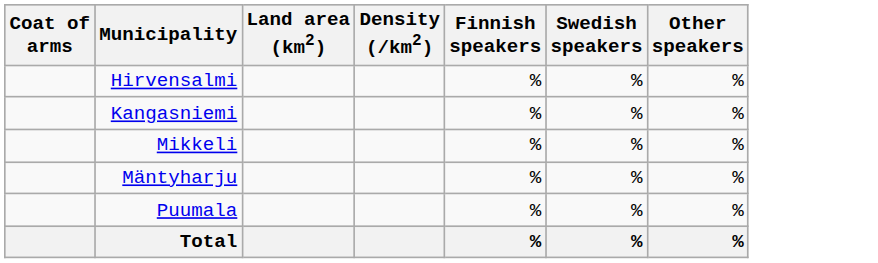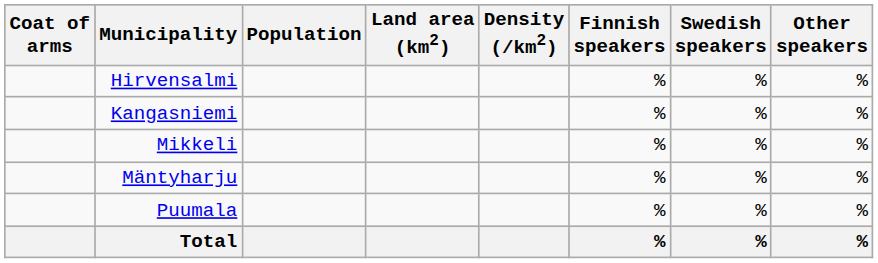+ column: (304, 34)
